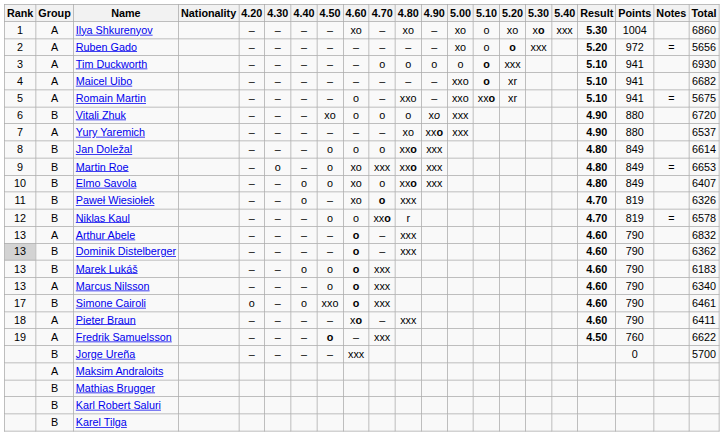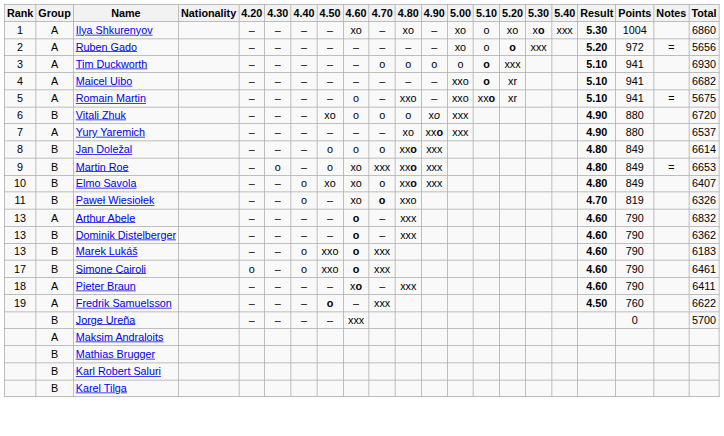(330, 184) o -> (330, 184) xo
(408, 201) xxx -> (408, 201) xxo
- row: (103, 218)
(20, 252) lightgrey background -> (20, 235) no background
(330, 269) o -> (330, 252) xxo
- row: (113, 286)
